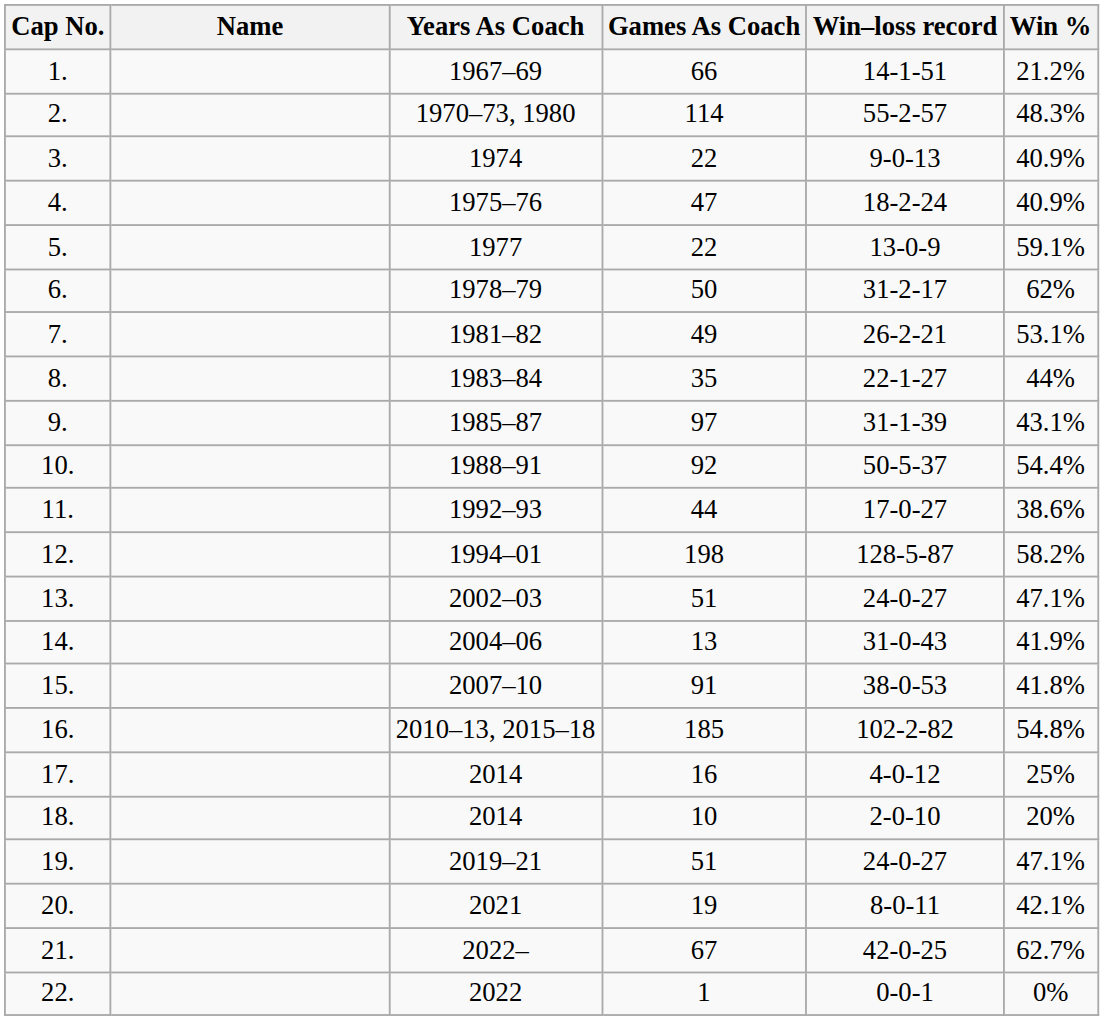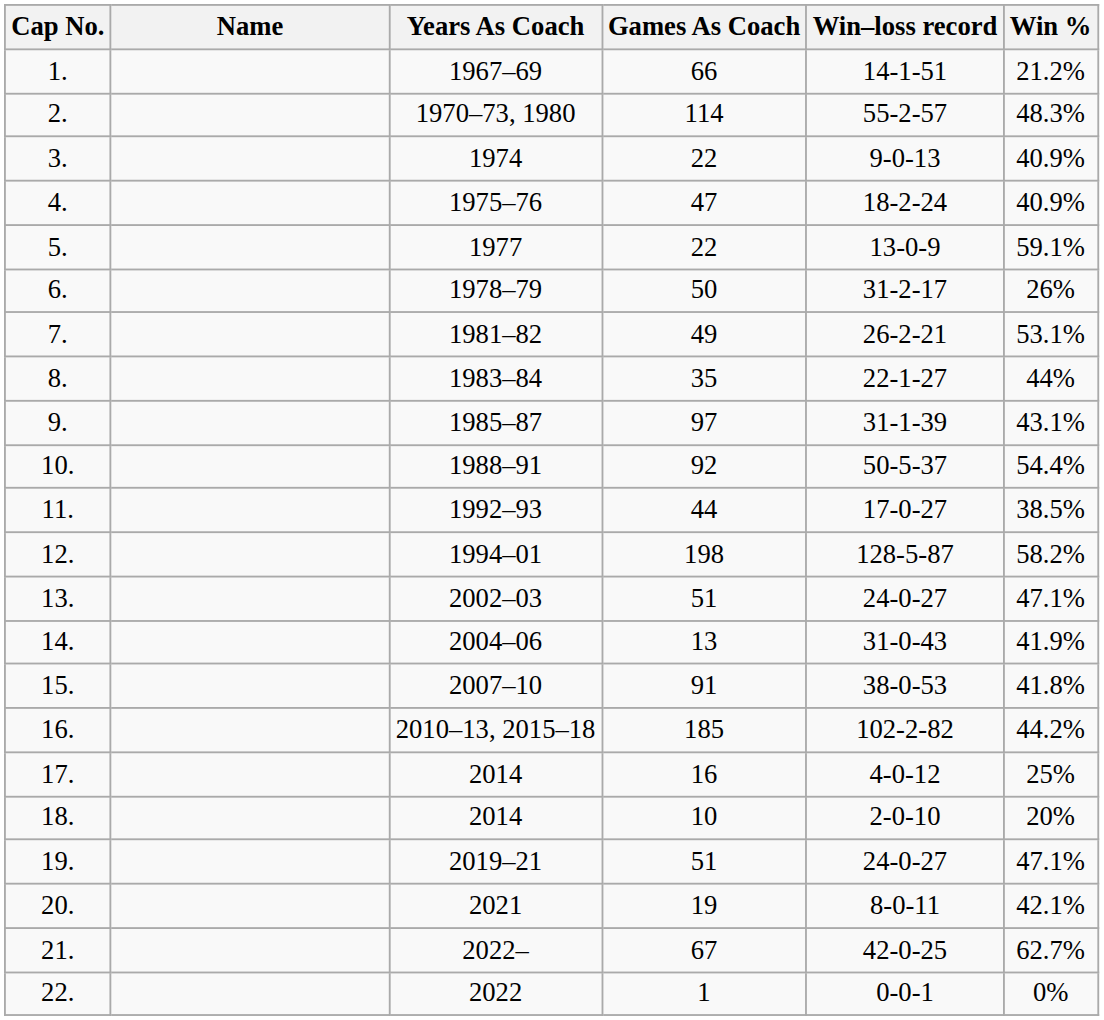(1051, 290) 62% -> (1051, 290) 26%
(1051, 510) 38.6% -> (1051, 510) 38.5%
(1051, 729) 54.8% -> (1051, 729) 44.2%
